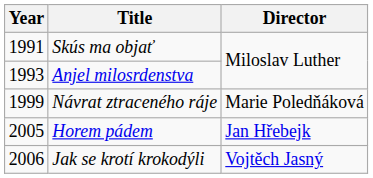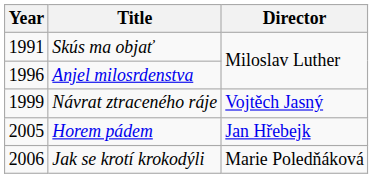(26, 74) 1993 -> (26, 74) 1996
(295, 103) Marie Poledňáková -> (274, 103) Vojtěch Jasný
(274, 159) Vojtěch Jasný -> (295, 159) Marie Poledňáková
